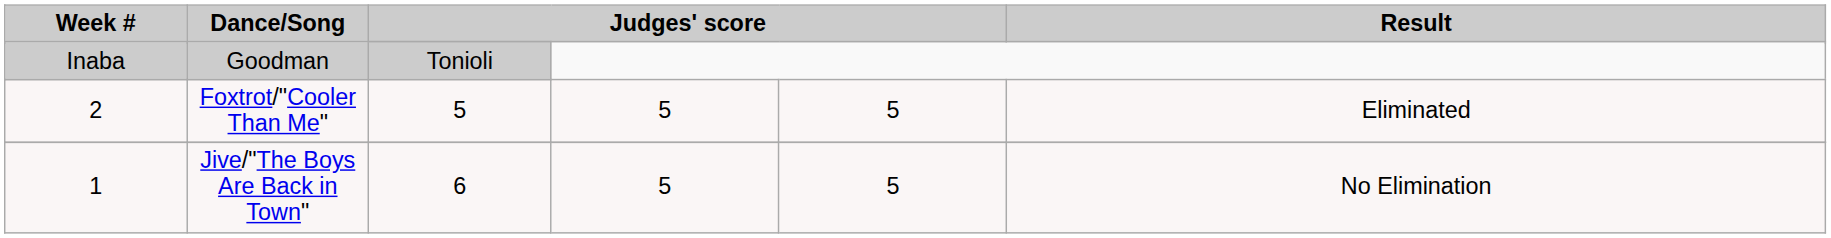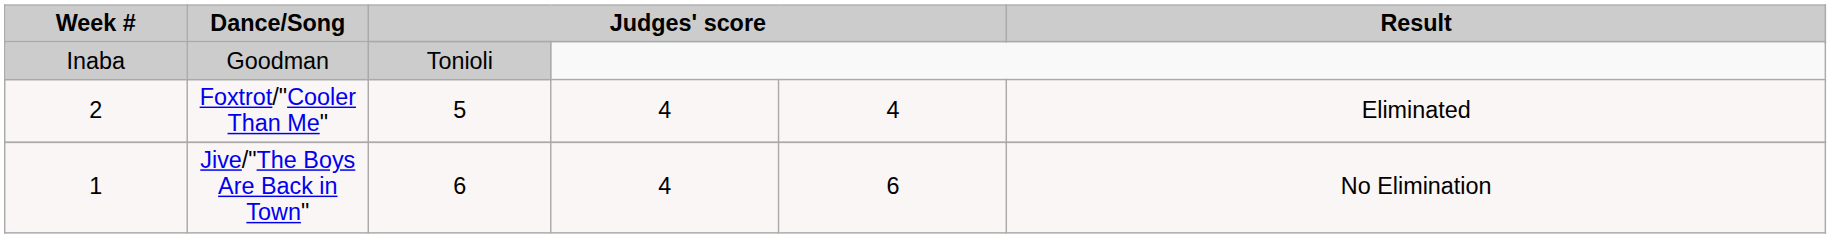(665, 110) 5 -> (665, 110) 4
(893, 110) 5 -> (893, 110) 4
(665, 187) 5 -> (665, 187) 4
(893, 187) 5 -> (893, 187) 6
